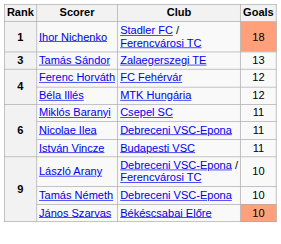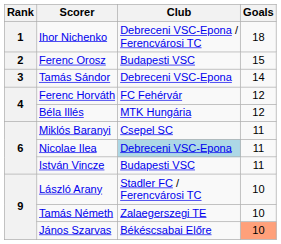(161, 36) Stadler FC / Ferencvárosi TC -> (179, 36) Debreceni VSC-Epona / Ferencvárosi TC
(258, 36) lightsalmon background -> (258, 36) no background
+ row: (72, 60)
(163, 60) Zalaegerszegi TE -> (176, 78) Debreceni VSC-Epona
(258, 60) 13 -> (258, 78) 14
(176, 130) no background -> (176, 148) lightblue background
(179, 171) Debreceni VSC-Epona / Ferencvárosi TC -> (161, 189) Stadler FC / Ferencvárosi TC
(176, 195) Debreceni VSC-Epona -> (163, 213) Zalaegerszegi TE
